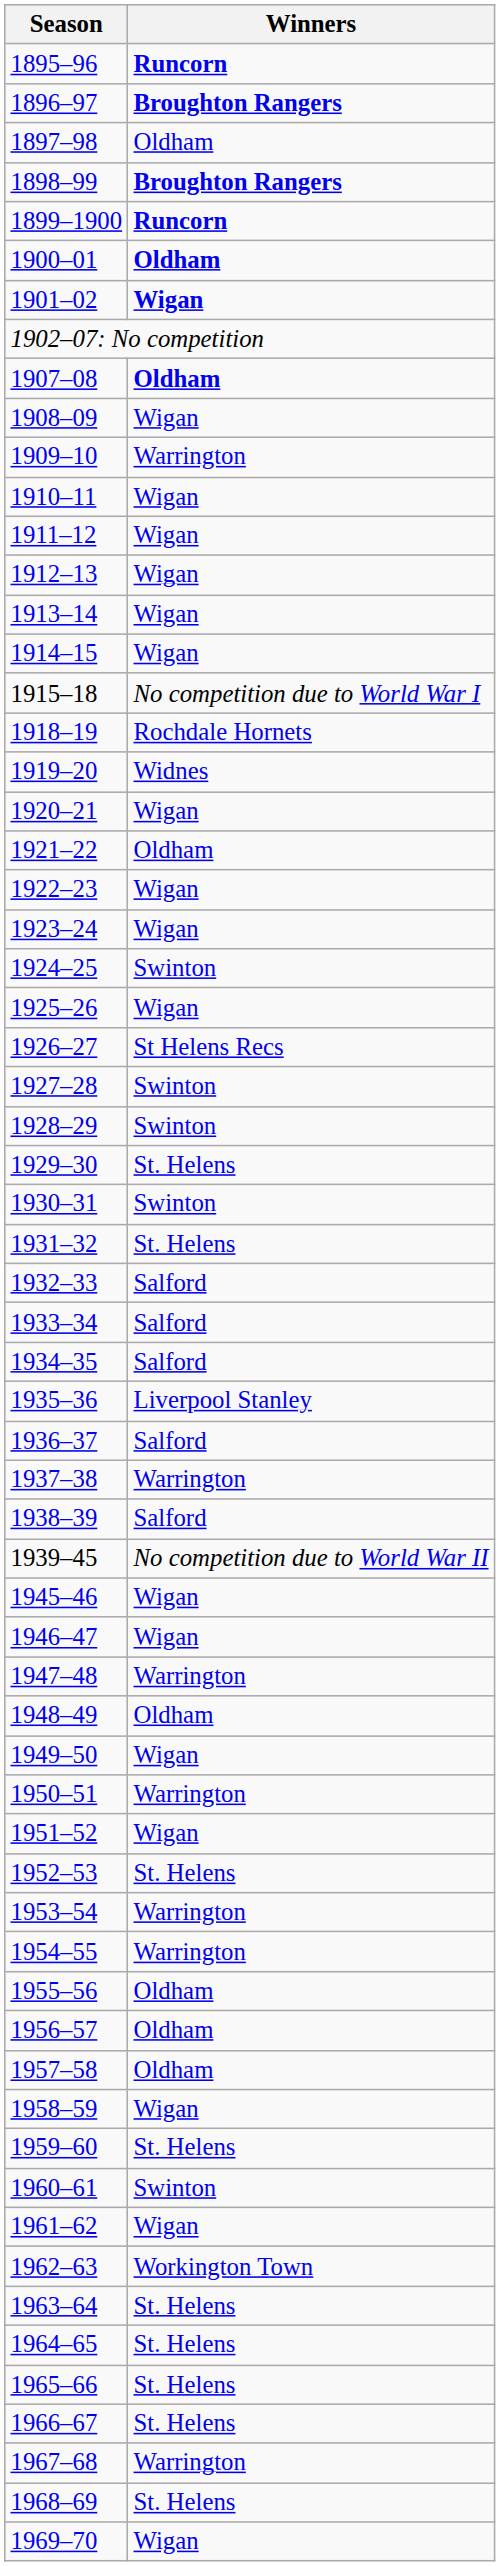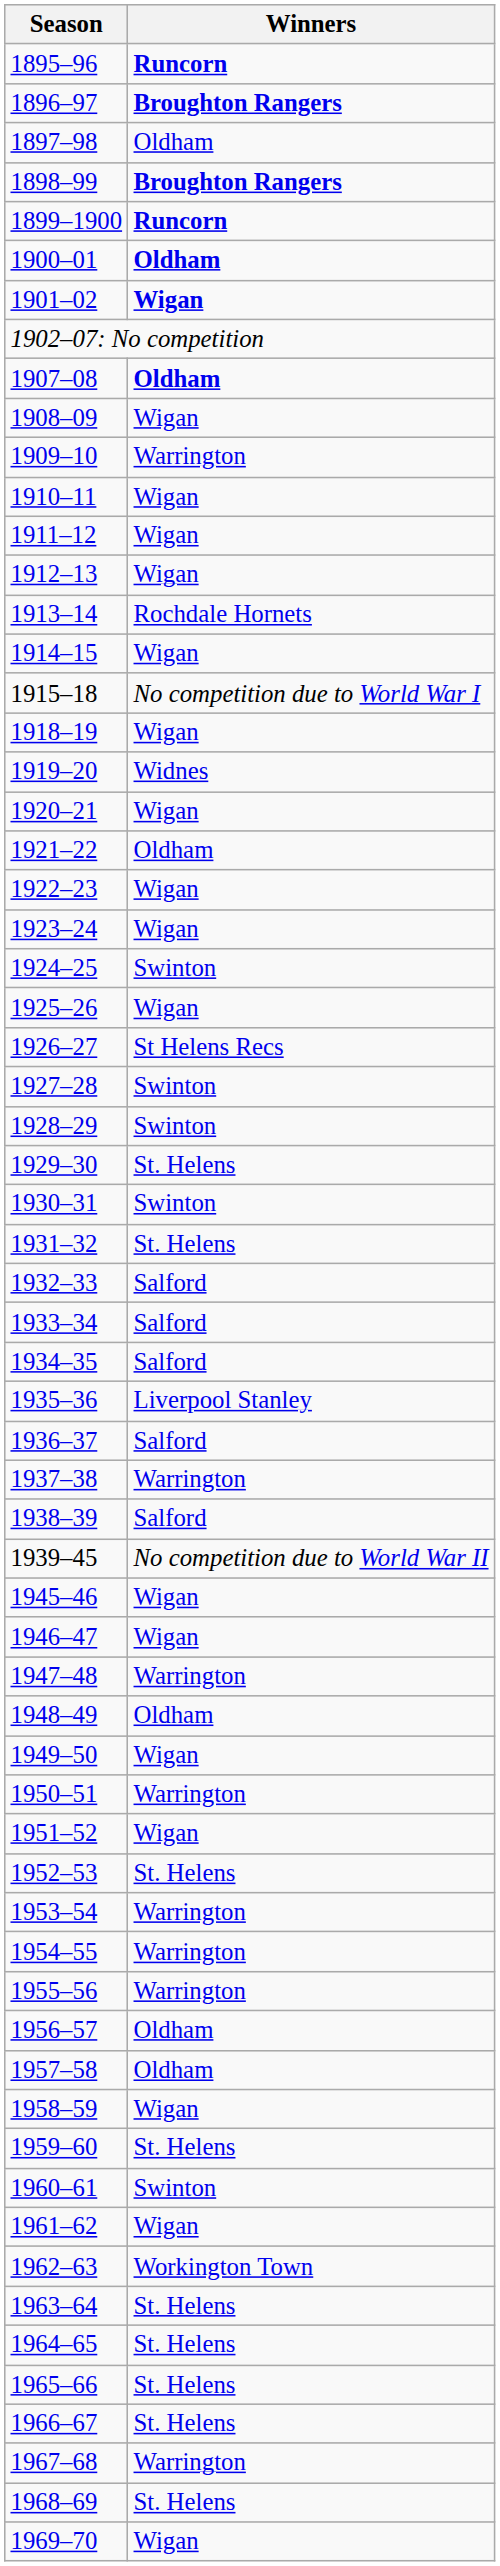(166, 614) Wigan -> (223, 614) Rochdale Hornets
(223, 732) Rochdale Hornets -> (166, 732) Wigan
(173, 1990) Oldham -> (190, 1990) Warrington
